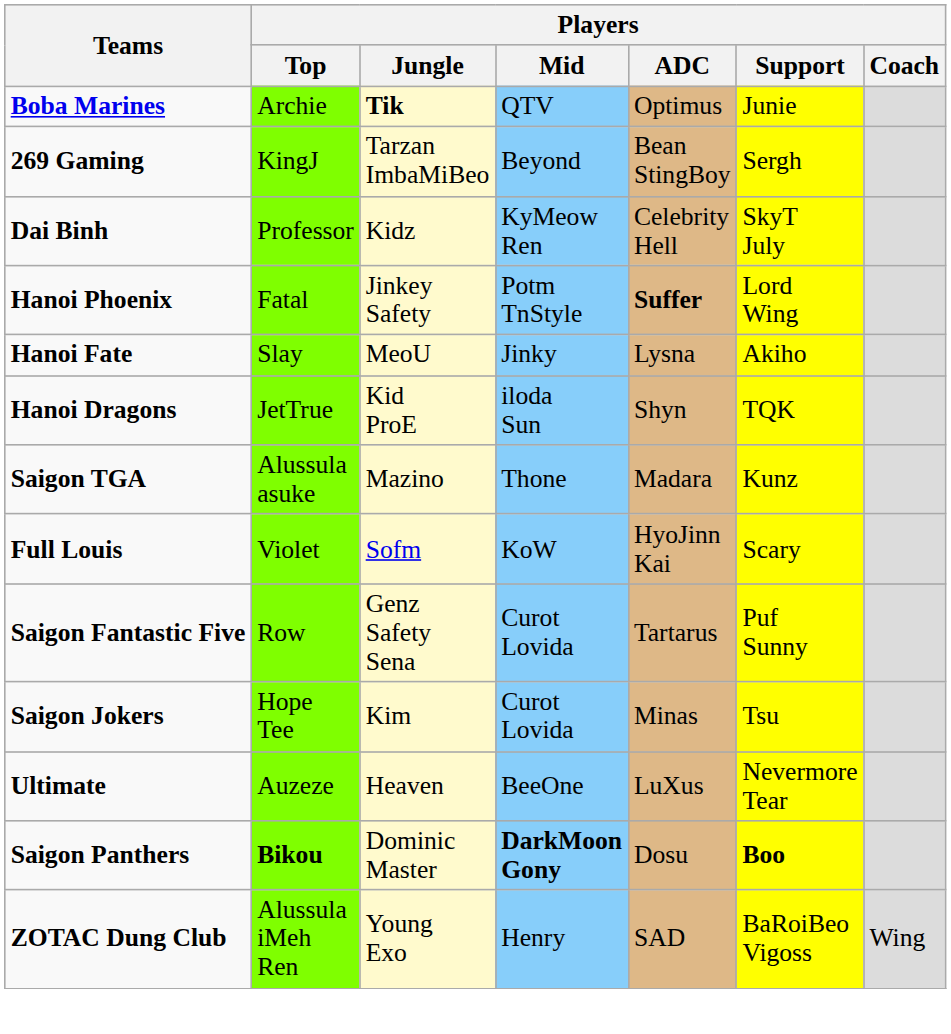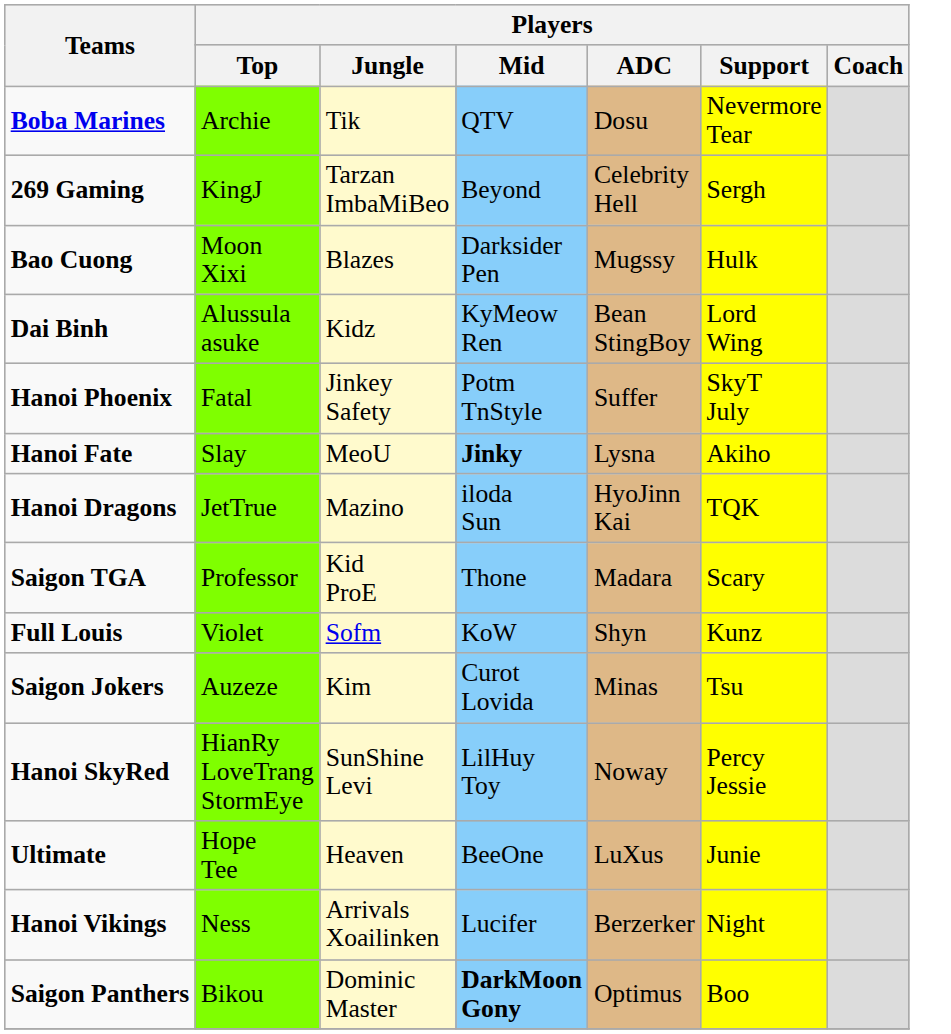(385, 106) bold -> (343, 120) normal
(678, 106) Optimus -> (621, 120) Dosu
(769, 106) Junie -> (764, 120) Nevermore Tear
(682, 160) Bean StingBoy -> (642, 189) Celebrity Hell
+ row: (72, 259)
(306, 230) Professor -> (246, 328) Alussula asuke
(682, 230) Celebrity Hell -> (642, 328) Bean StingBoy
(770, 230) SkyT July -> (734, 328) Lord Wing
(668, 299) bold -> (626, 398) normal
(770, 299) Lord Wing -> (734, 398) SkyT July
(529, 354) normal -> (492, 452) bold
(391, 409) Kid ProE -> (365, 508) Mazino
(660, 409) Shyn -> (637, 508) HyoJinn Kai
(302, 479) Alussula asuke -> (249, 577) Professor
(405, 479) Mazino -> (351, 577) Kid ProE
(770, 479) Kunz -> (736, 577) Scary
(677, 548) HyoJinn Kai -> (620, 632) Shyn
(772, 548) Scary -> (734, 632) Kunz
- row: (128, 632)
(285, 716) Hope Tee -> (239, 687) Auzeze
+ row: (90, 771)
(296, 785) Auzeze -> (229, 854) Hope Tee
(800, 785) Nevermore Tear -> (734, 855) Junie
+ row: (89, 924)
(290, 855) bold -> (232, 993) normal
(661, 855) Dosu -> (638, 993) Optimus
(764, 855) bold -> (728, 993) normal
- row: (119, 938)
